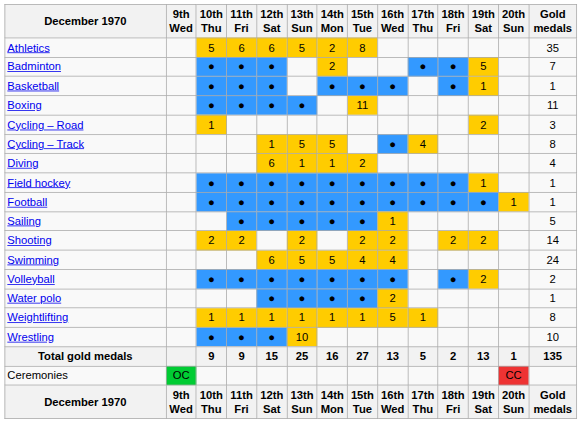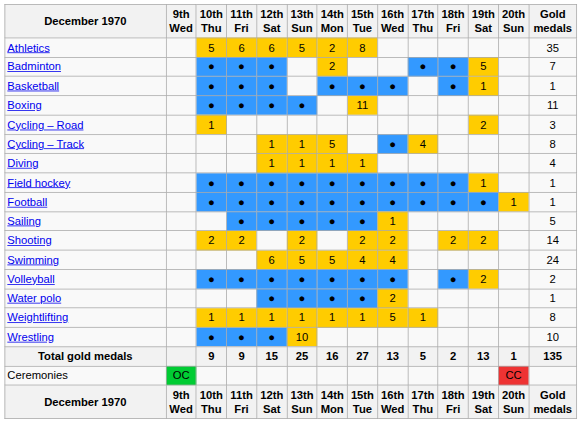(302, 144) 5 -> (302, 144) 1
(272, 163) 6 -> (272, 163) 1
(362, 163) 2 -> (362, 163) 1
